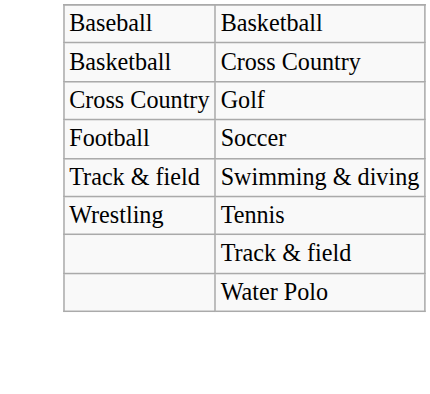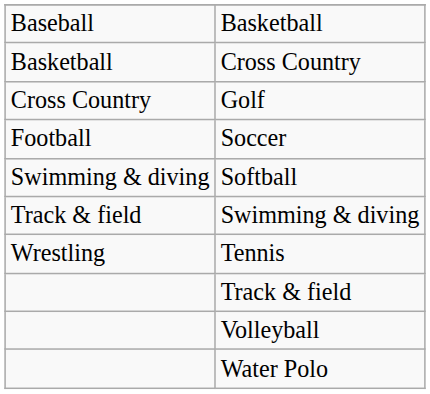+ row: (259, 176)
+ row: (270, 330)
